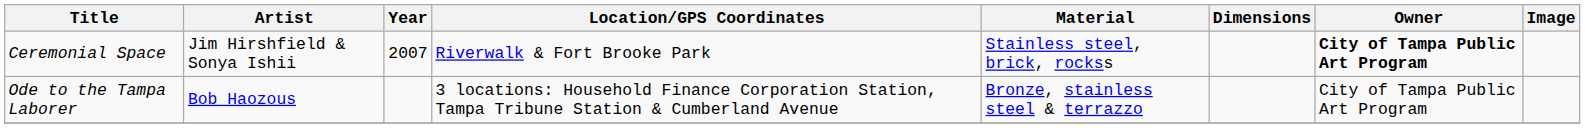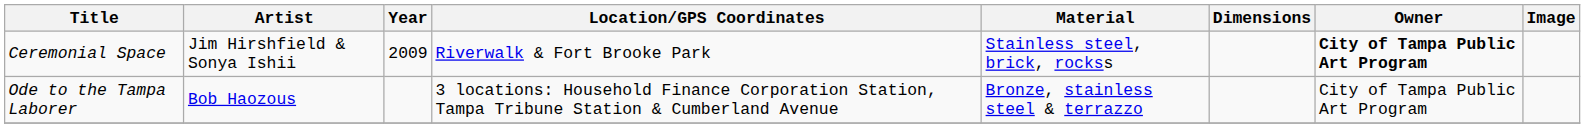(408, 54) 2007 -> (408, 54) 2009
